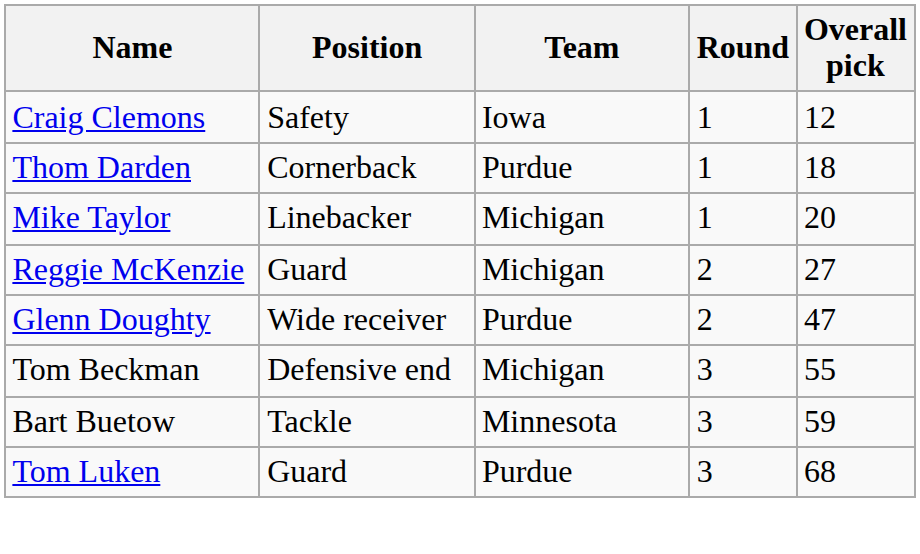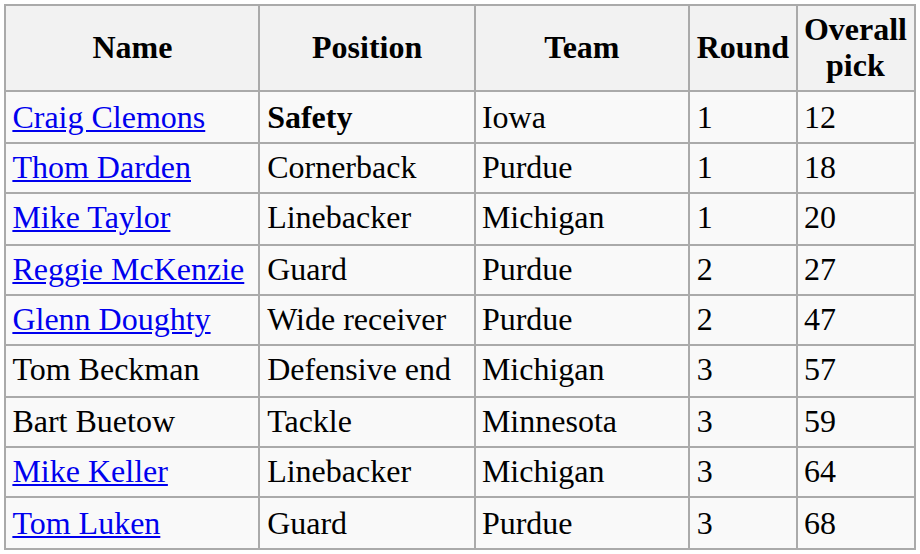(308, 116) normal -> (310, 116) bold
(543, 268) Michigan -> (527, 268) Purdue
(820, 370) 55 -> (820, 370) 57
+ row: (90, 471)
